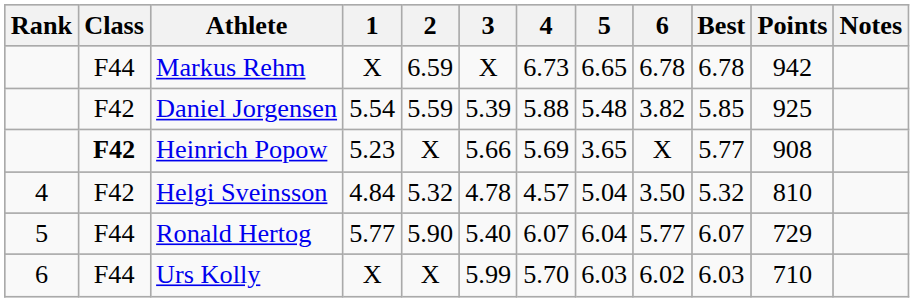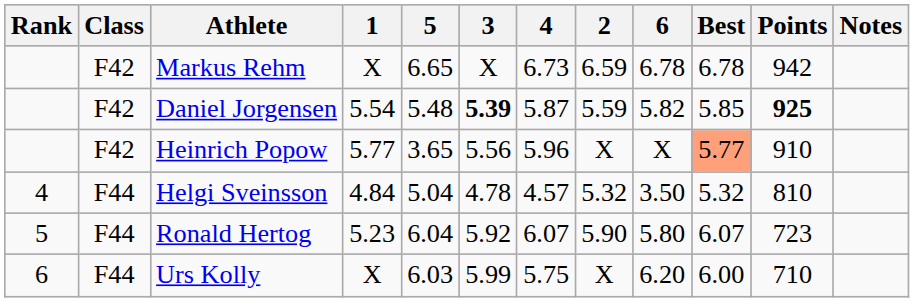columns swapped: (430, 25) <-> (604, 25)
(114, 66) F44 -> (114, 66) F42
(488, 108) normal -> (488, 108) bold
(546, 108) 5.88 -> (546, 108) 5.87
(662, 108) 3.82 -> (662, 108) 5.82
(792, 108) normal -> (792, 108) bold
(114, 150) bold -> (114, 150) normal
(372, 150) 5.23 -> (372, 150) 5.77
(488, 150) 5.66 -> (488, 150) 5.56
(546, 150) 5.69 -> (546, 150) 5.96
(721, 150) no background -> (721, 150) lightsalmon background
(792, 150) 908 -> (792, 150) 910
(114, 191) F42 -> (114, 191) F44
(372, 233) 5.77 -> (372, 233) 5.23
(488, 233) 5.40 -> (488, 233) 5.92
(662, 233) 5.77 -> (662, 233) 5.80
(792, 233) 729 -> (792, 233) 723
(546, 274) 5.70 -> (546, 274) 5.75
(662, 274) 6.02 -> (662, 274) 6.20
(721, 274) 6.03 -> (721, 274) 6.00
